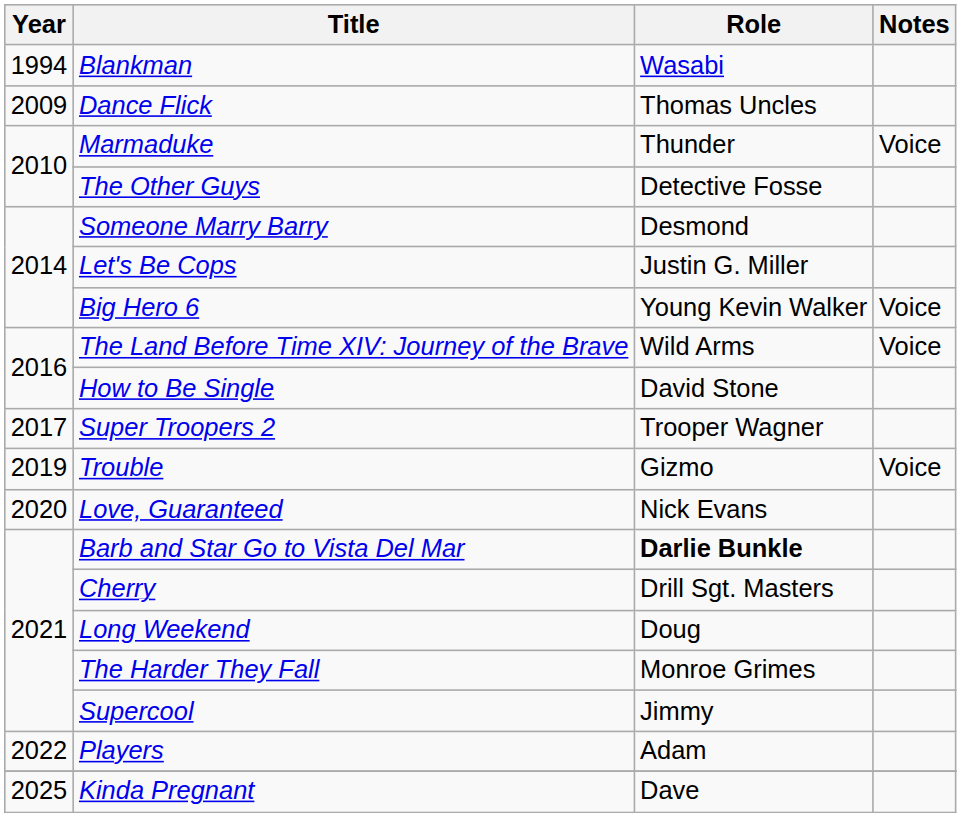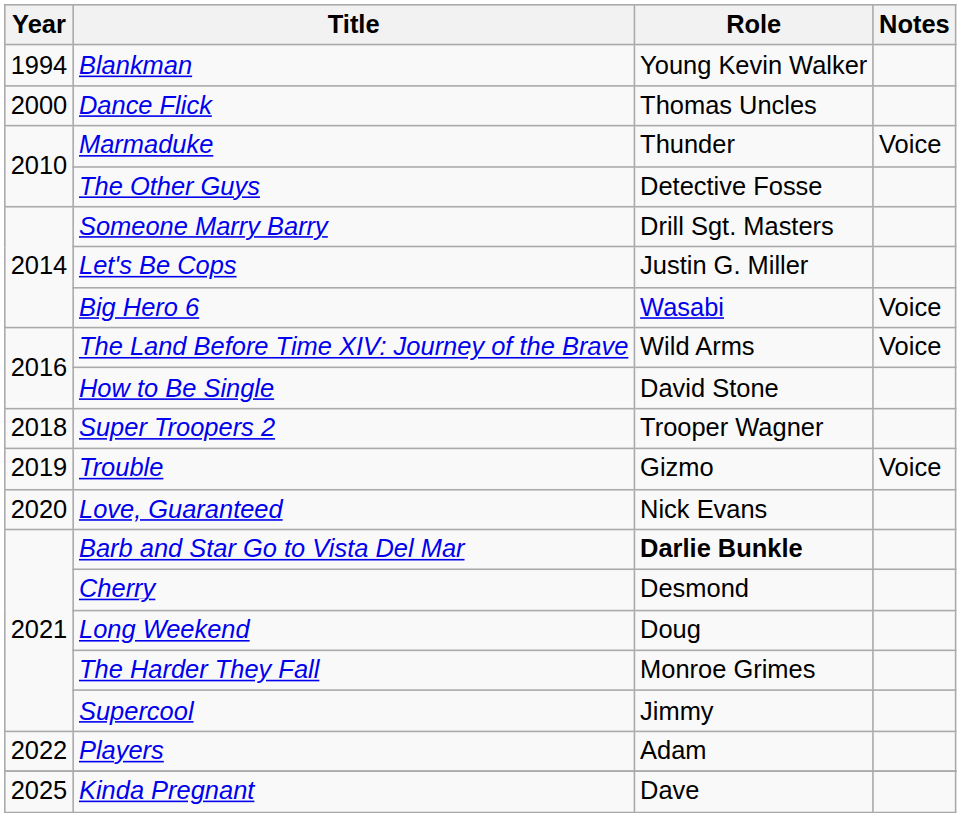(682, 65) Wasabi -> (754, 65) Young Kevin Walker
(39, 105) 2009 -> (39, 105) 2000
(695, 226) Desmond -> (737, 226) Drill Sgt. Masters
(754, 307) Young Kevin Walker -> (682, 307) Wasabi
(39, 428) 2017 -> (39, 428) 2018
(737, 589) Drill Sgt. Masters -> (695, 589) Desmond
